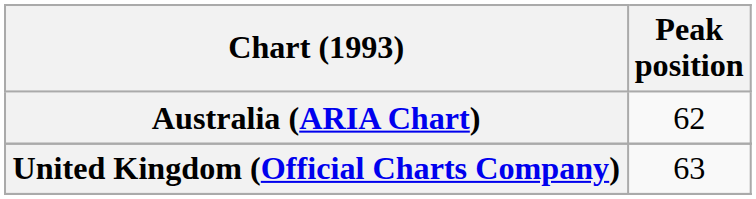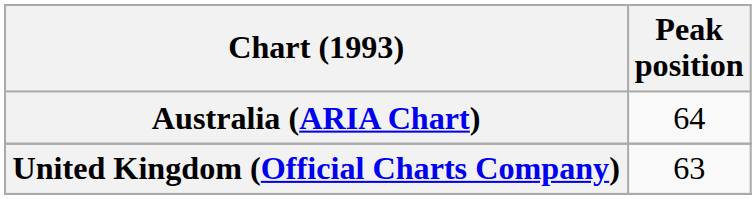(689, 117) 62 -> (689, 117) 64
